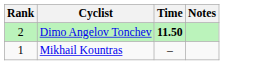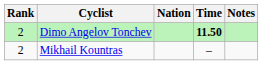+ column: (174, 13)
(21, 50) 1 -> (21, 50) 2
